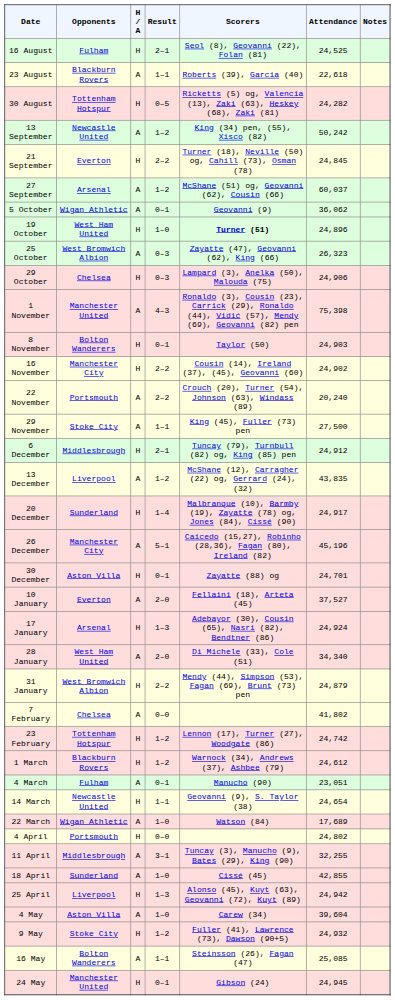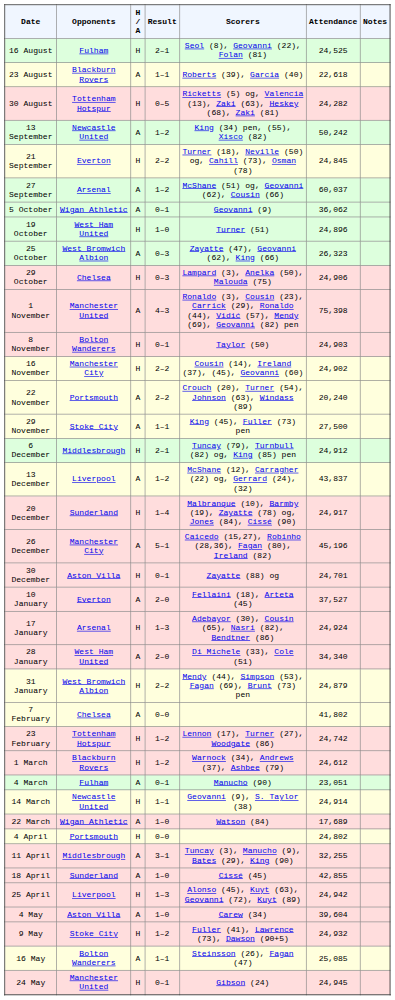(243, 229) bold -> (243, 229) normal
(333, 479) 43,835 -> (333, 479) 43,837
(333, 802) 24,654 -> (333, 802) 24,914
